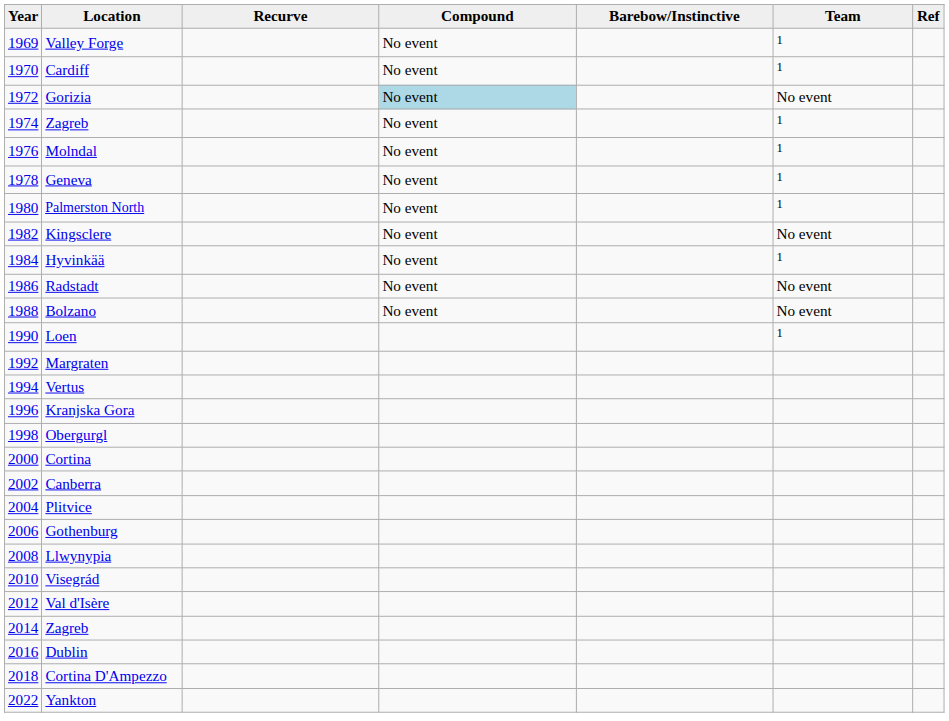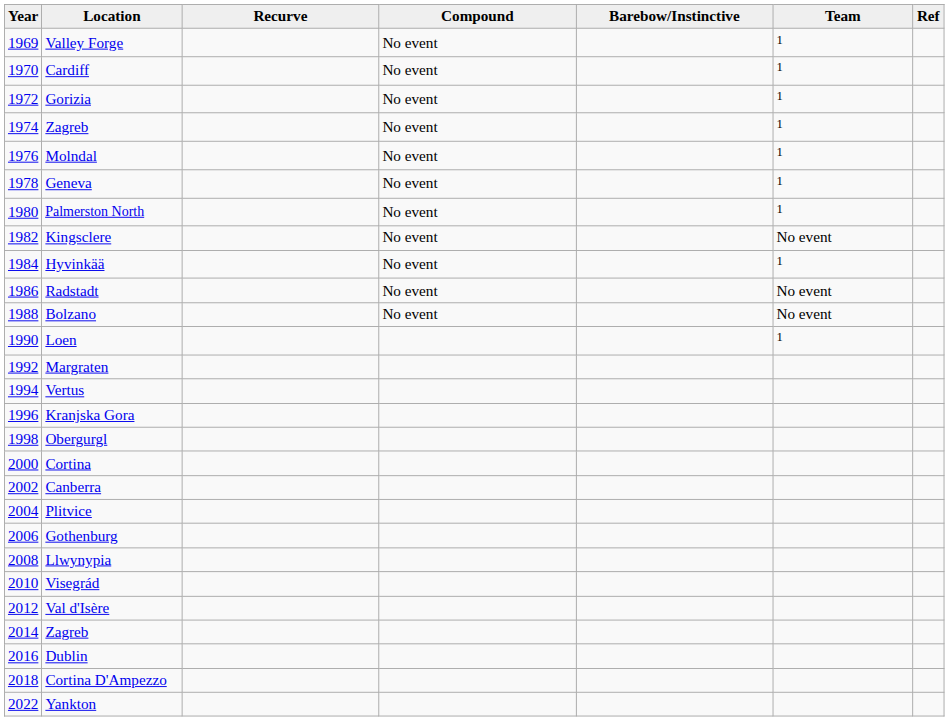(410, 97) lightblue background -> (410, 99) no background
(804, 97) No event -> (780, 96) 1
